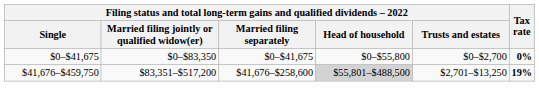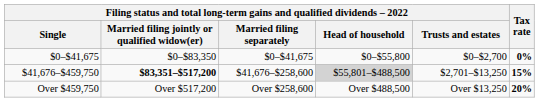(178, 72) normal -> (178, 72) bold
(522, 72) 19% -> (522, 72) 15%
+ row: (68, 89)
